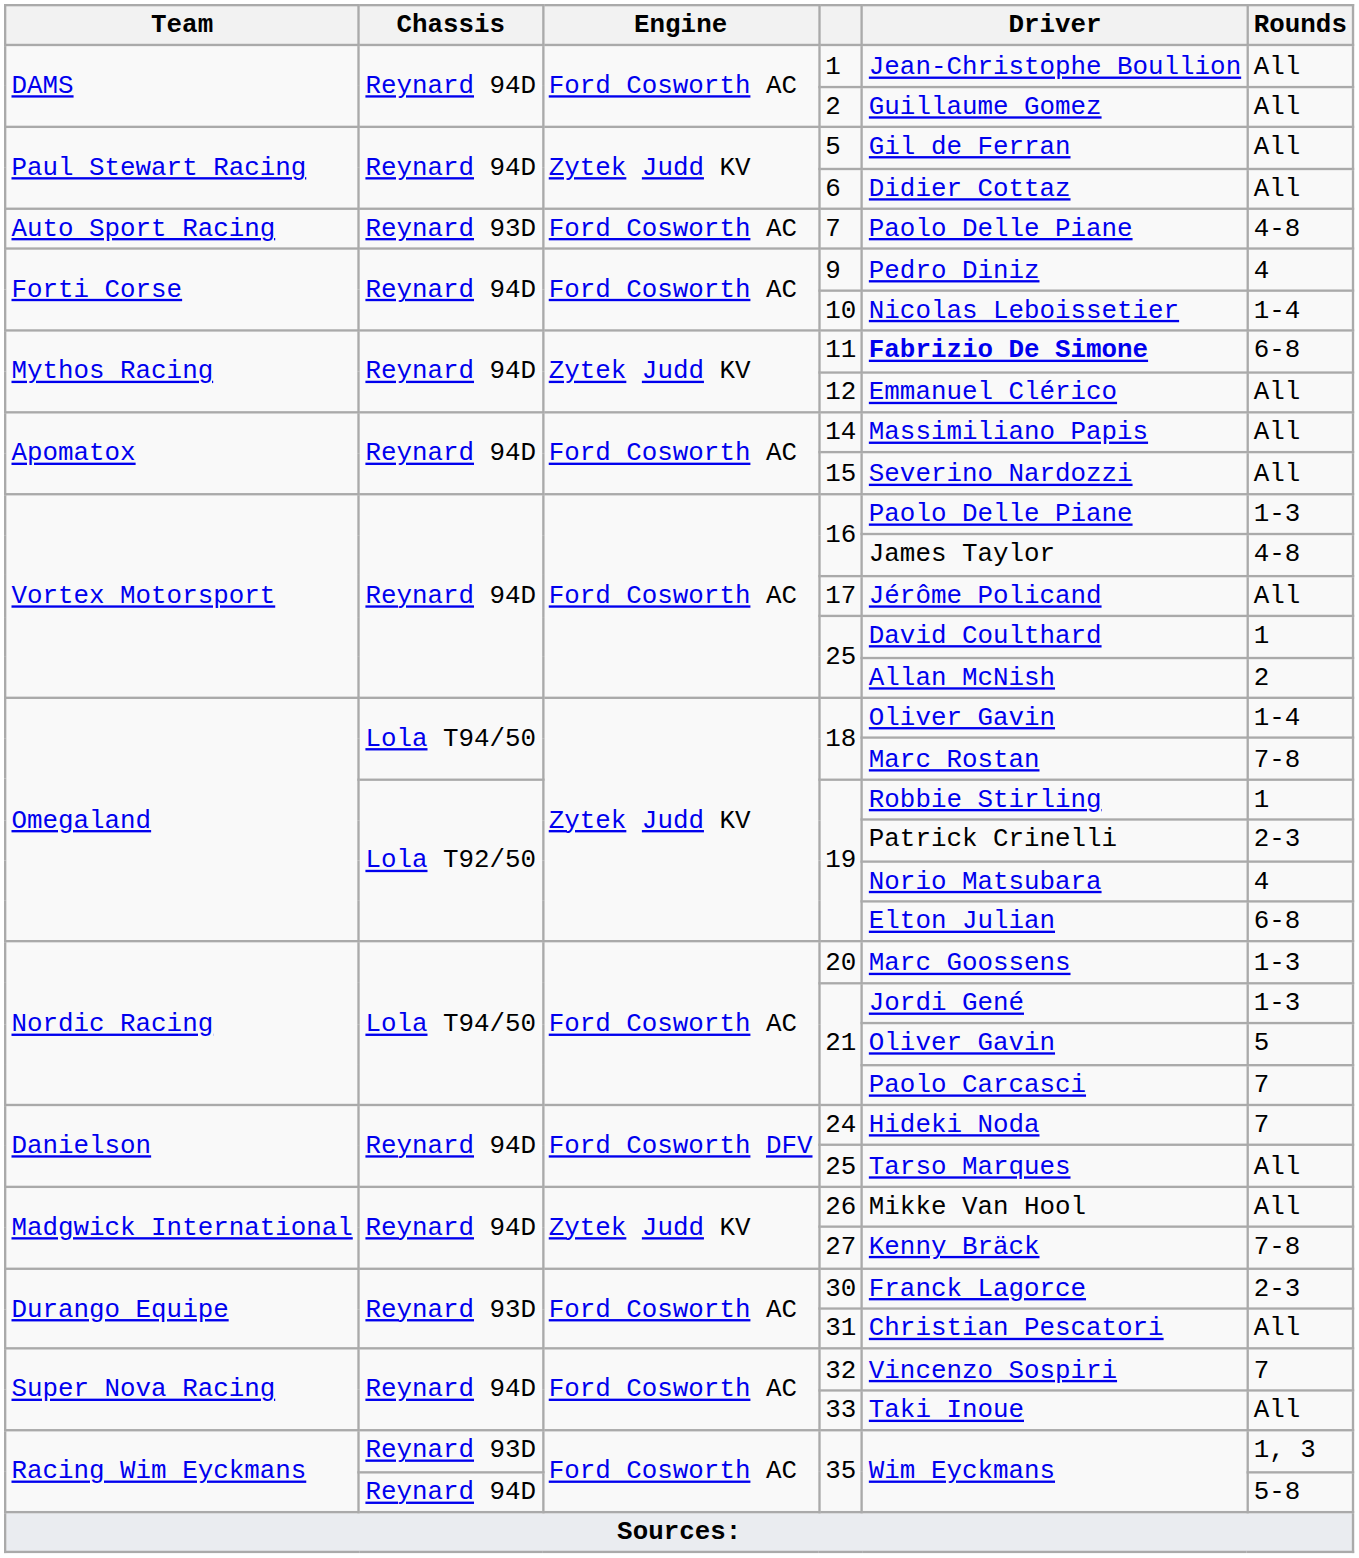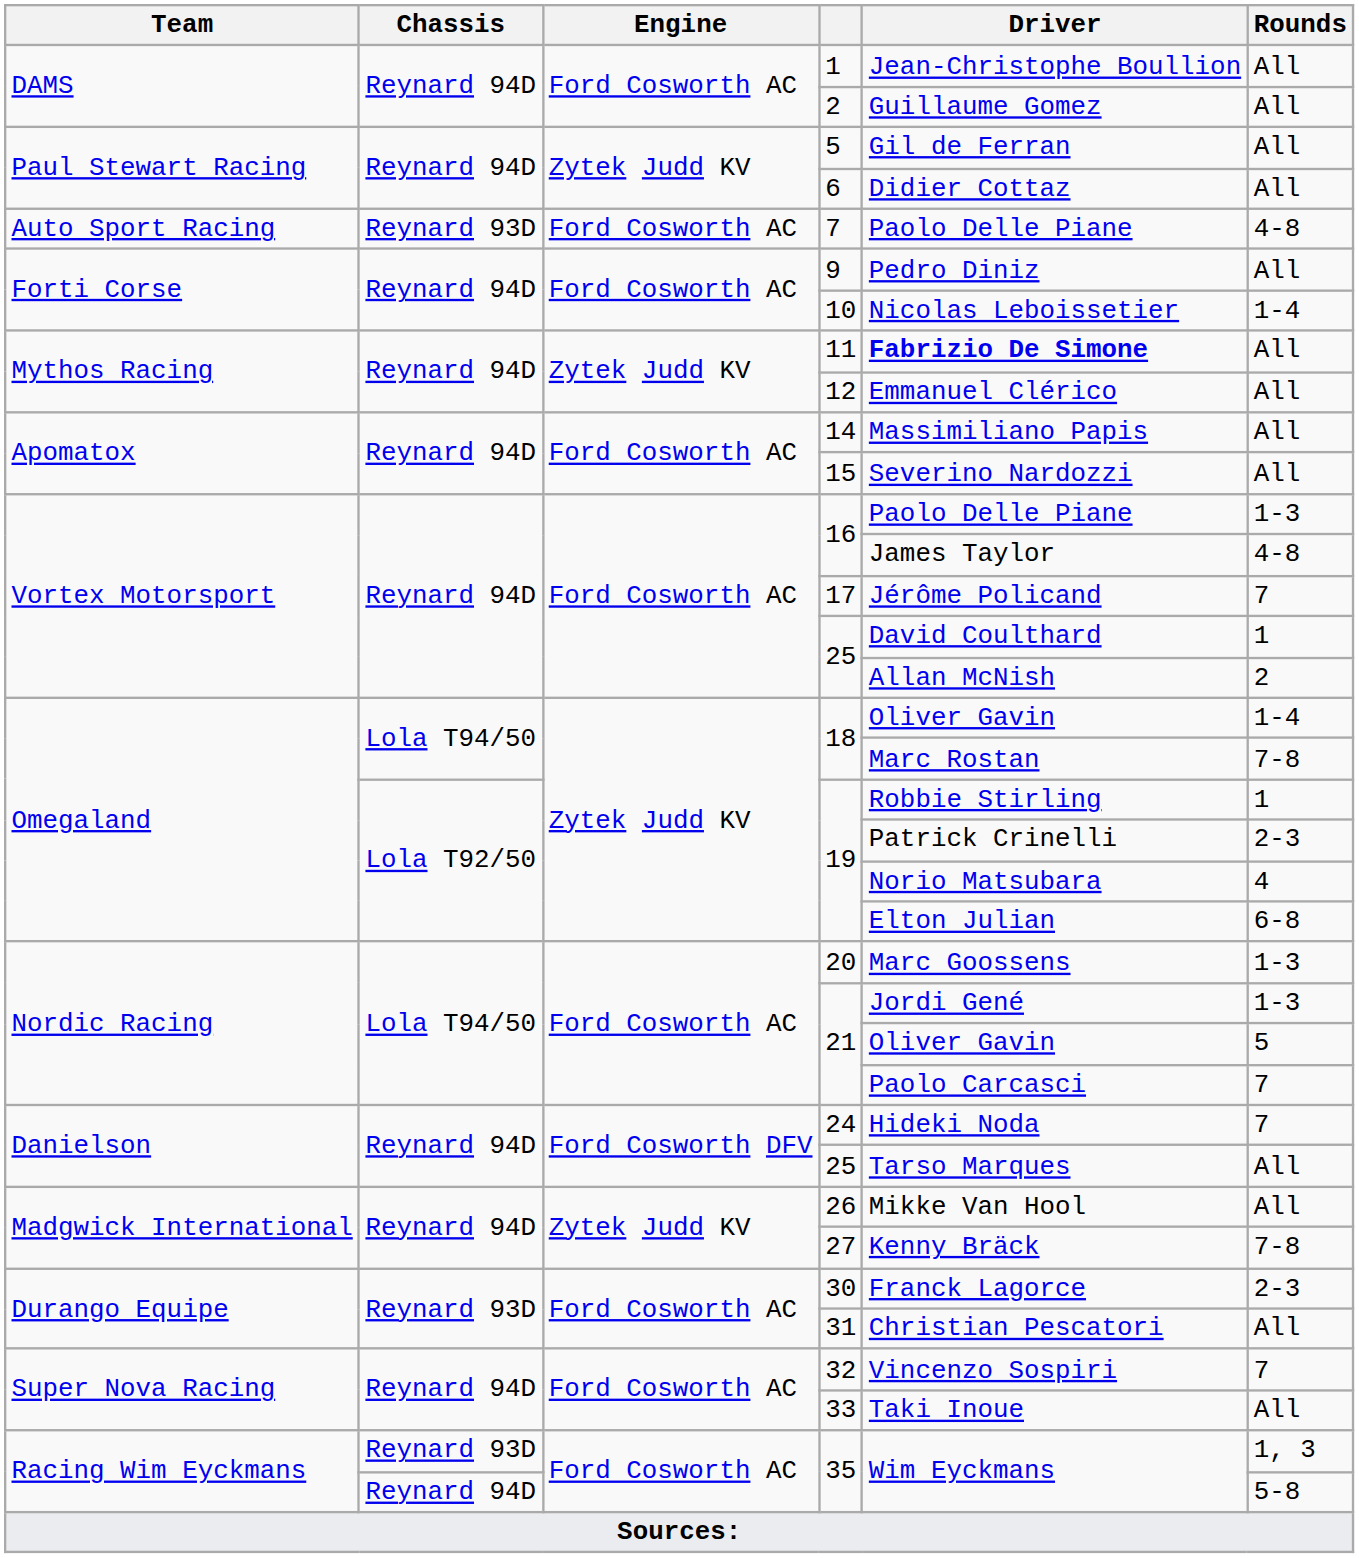(1262, 270) 4 -> (1277, 270) All
(1277, 351) 6-8 -> (1277, 351) All
(1277, 596) All -> (1262, 596) 7
